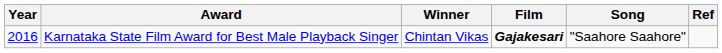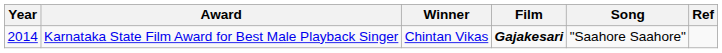(23, 36) 2016 -> (23, 36) 2014
